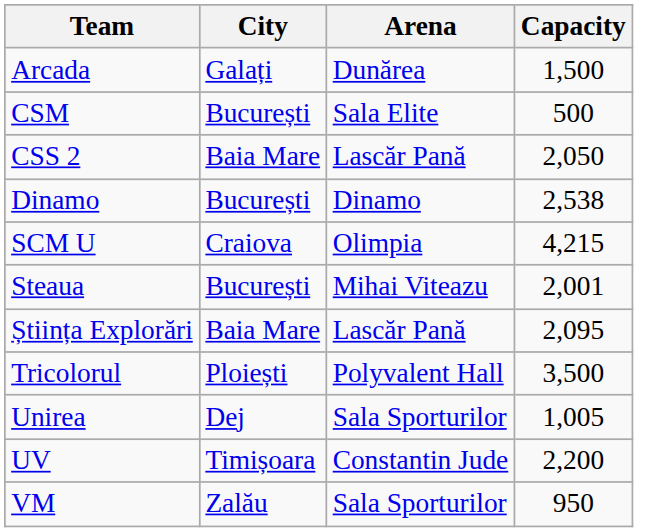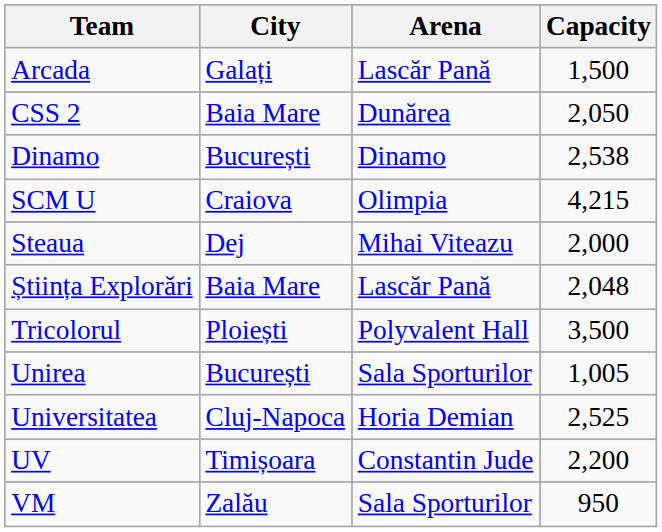(379, 69) Dunărea -> (424, 69) Lascăr Pană
- row: (40, 112)
(399, 156) Lascăr Pană -> (404, 112) Dunărea
(258, 286) București -> (225, 243) Dej
(573, 286) 2,001 -> (598, 243) 2,000
(573, 329) 2,095 -> (598, 286) 2,048
(225, 416) Dej -> (258, 373) București
+ row: (84, 416)
